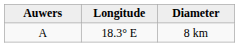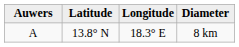+ column: (91, 13)
